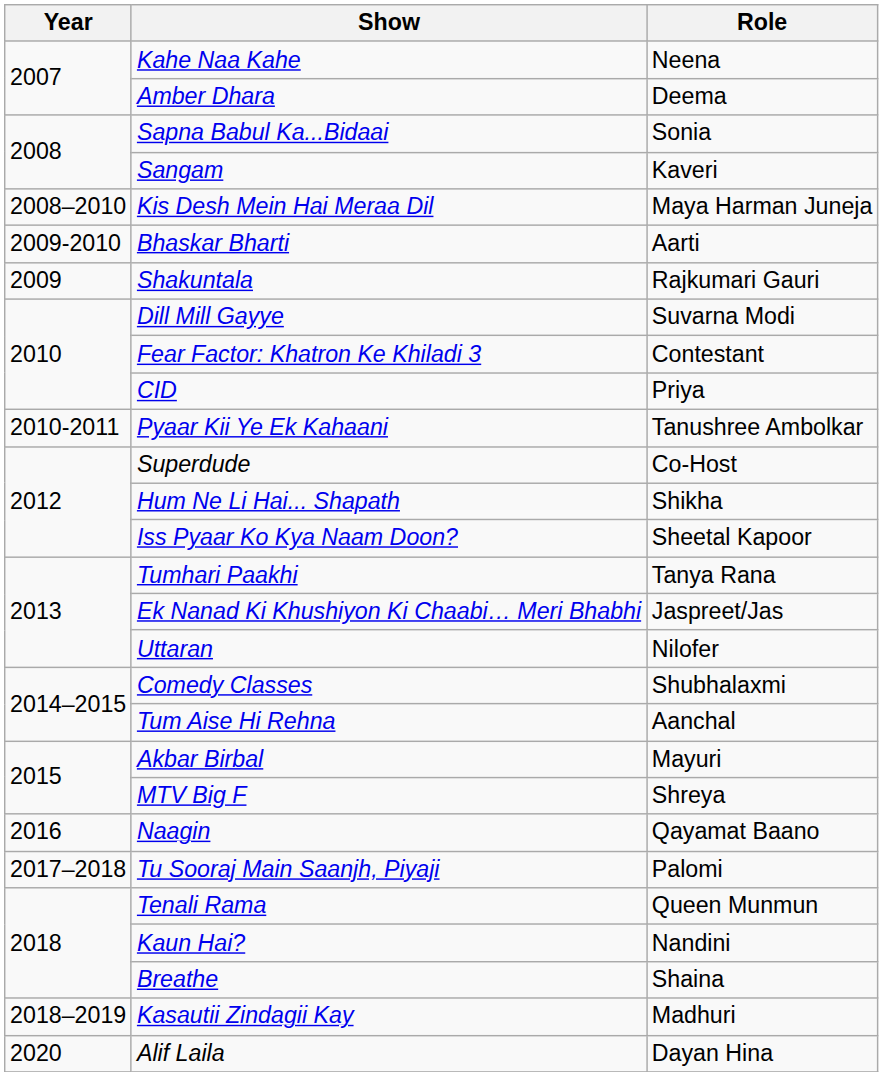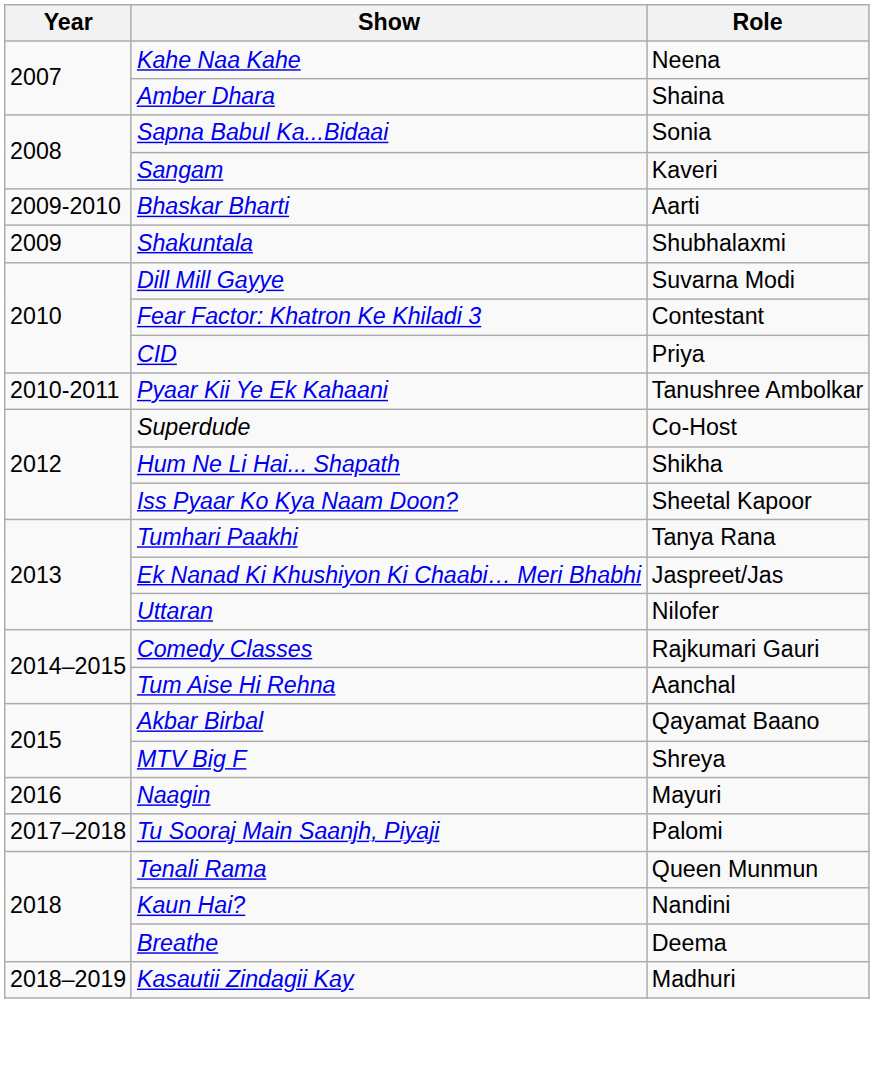(689, 96) Deema -> (688, 96) Shaina
- row: (285, 206)
(736, 280) Rajkumari Gauri -> (719, 243) Shubhalaxmi
(719, 685) Shubhalaxmi -> (736, 648) Rajkumari Gauri
(687, 758) Mayuri -> (736, 721) Qayamat Baano
(736, 832) Qayamat Baano -> (687, 795) Mayuri
(688, 979) Shaina -> (689, 942) Deema
- row: (181, 1053)
